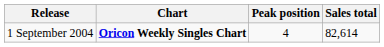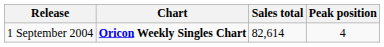columns swapped: (286, 13) <-> (351, 13)
